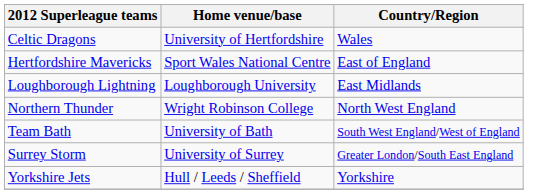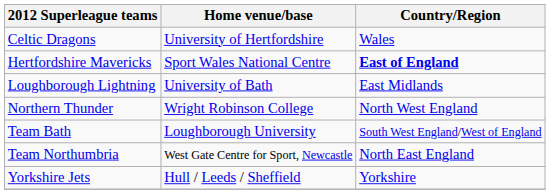(384, 62) normal -> (409, 62) bold
(240, 85) Loughborough University -> (218, 85) University of Bath
(218, 131) University of Bath -> (240, 131) Loughborough University
+ row: (63, 154)
- row: (47, 154)
